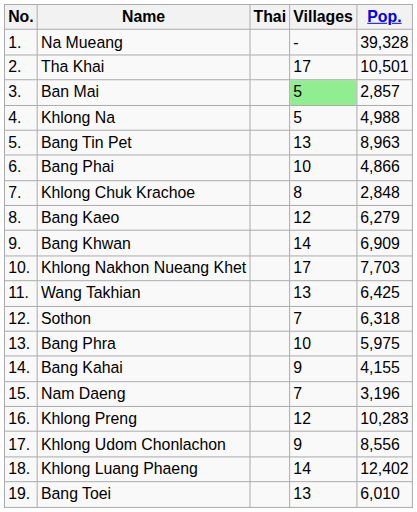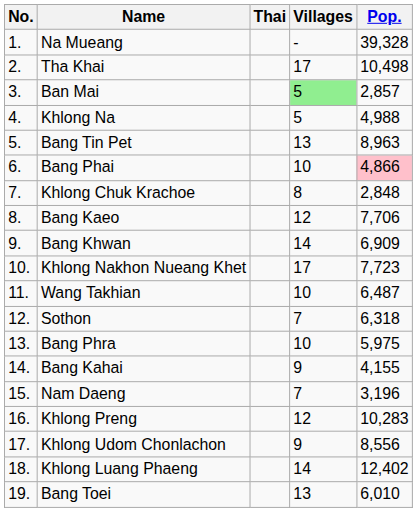(384, 67) 10,501 -> (384, 67) 10,498
(380, 167) no background -> (380, 167) pink background
(380, 218) 6,279 -> (380, 218) 7,706
(380, 268) 7,703 -> (380, 268) 7,723
(302, 293) 13 -> (302, 293) 10
(380, 293) 6,425 -> (380, 293) 6,487
